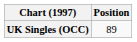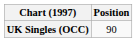(111, 29) 89 -> (111, 29) 90
